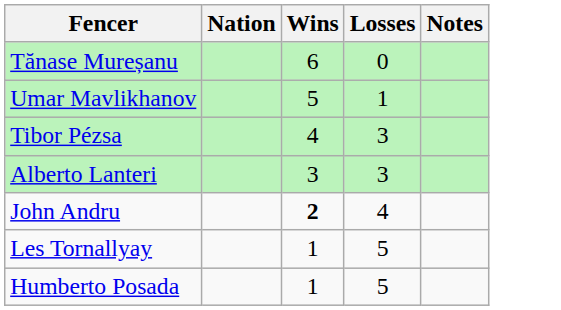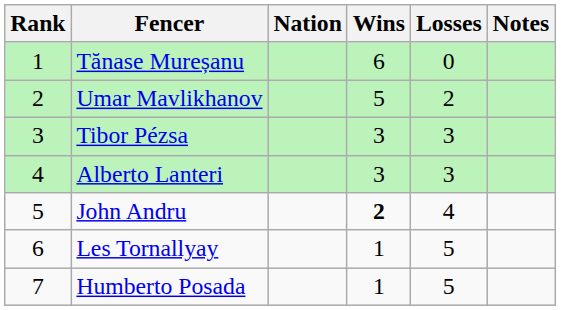+ column: (38, 23)
(383, 98) 1 -> (449, 98) 2
(313, 135) 4 -> (379, 135) 3
